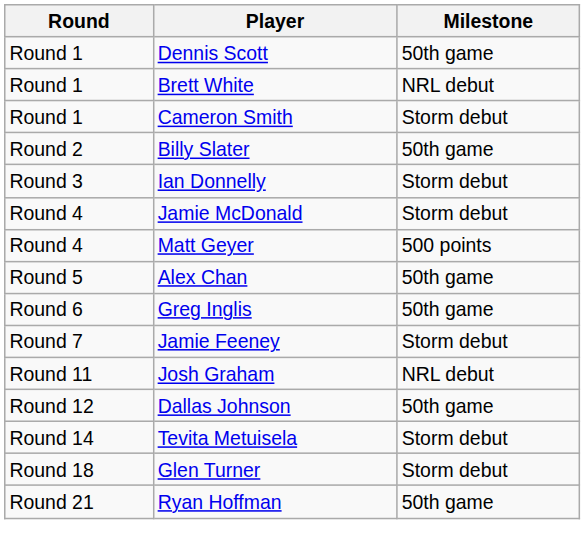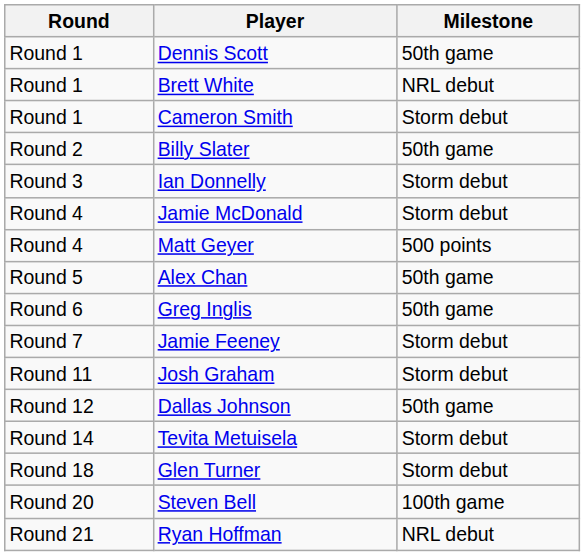(448, 373) NRL debut -> (455, 373) Storm debut
+ row: (207, 502)
(448, 502) 50th game -> (448, 534) NRL debut
